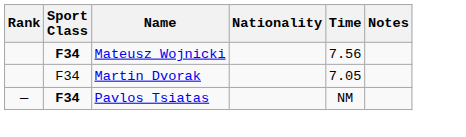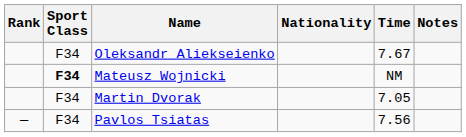+ row: (185, 54)
(345, 54) 7.56 -> (394, 76) NM
(68, 98) bold -> (68, 120) normal
(345, 98) NM -> (394, 120) 7.56
